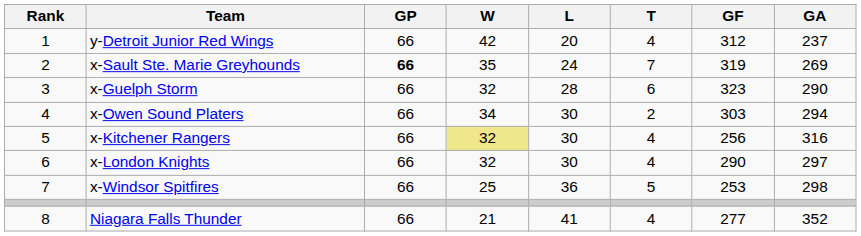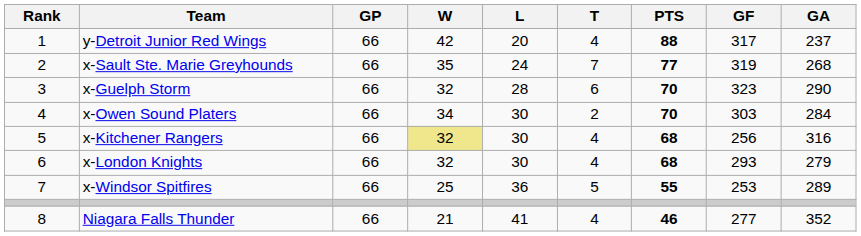+ column: (669, 16)
(733, 41) 312 -> (744, 41) 317
(406, 65) bold -> (370, 65) normal
(815, 65) 269 -> (818, 65) 268
(815, 114) 294 -> (818, 114) 284
(733, 162) 290 -> (744, 162) 293
(815, 162) 297 -> (818, 162) 279
(815, 187) 298 -> (818, 187) 289
